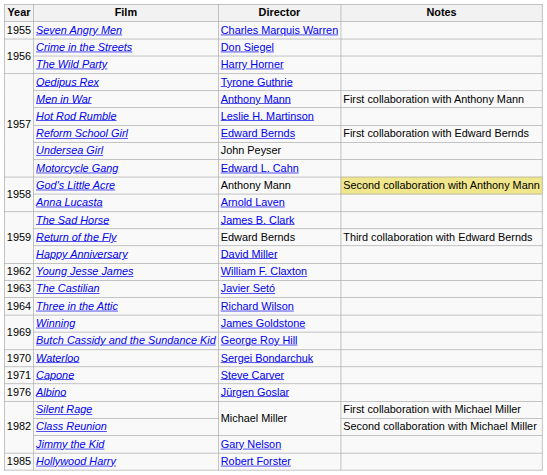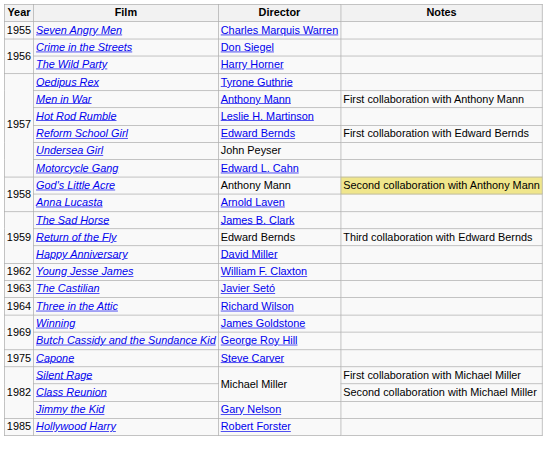- row: (58, 358)
(19, 375) 1971 -> (19, 358) 1975
- row: (51, 392)
